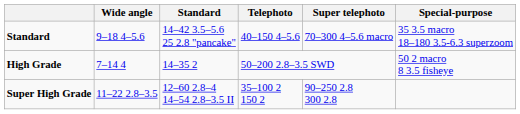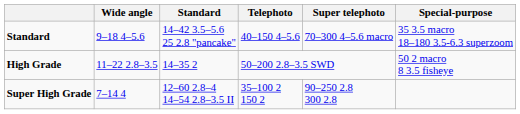(111, 65) 7–14 4 -> (127, 65) 11–22 2.8–3.5
(127, 94) 11–22 2.8–3.5 -> (111, 94) 7–14 4
